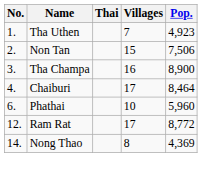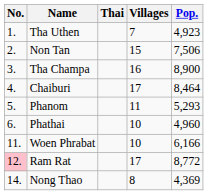+ row: (49, 106)
(181, 106) 5,960 -> (187, 124) 4,960
+ row: (62, 143)
(14, 124) no background -> (14, 161) pink background
